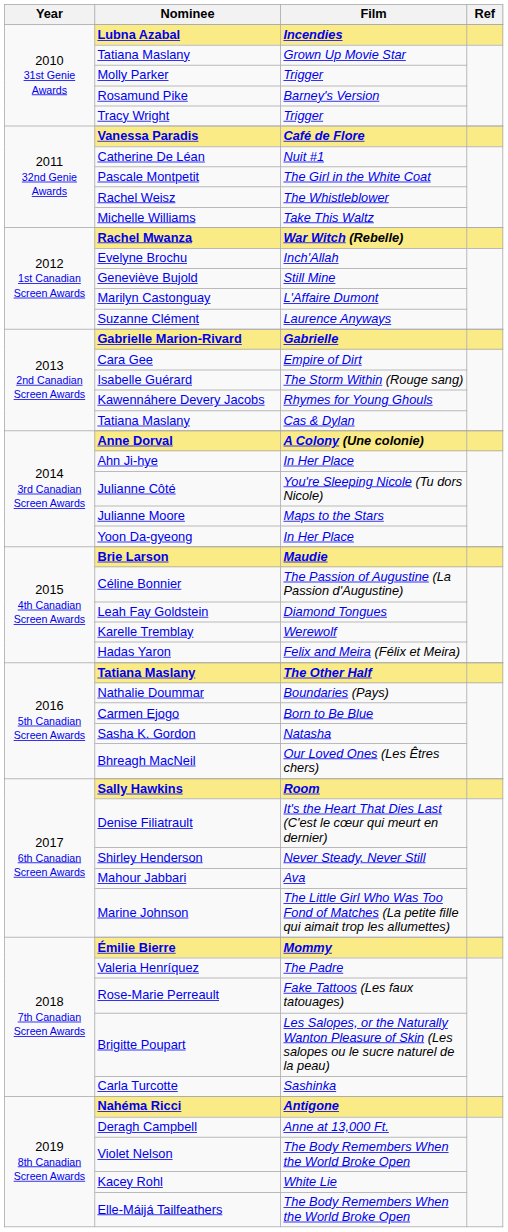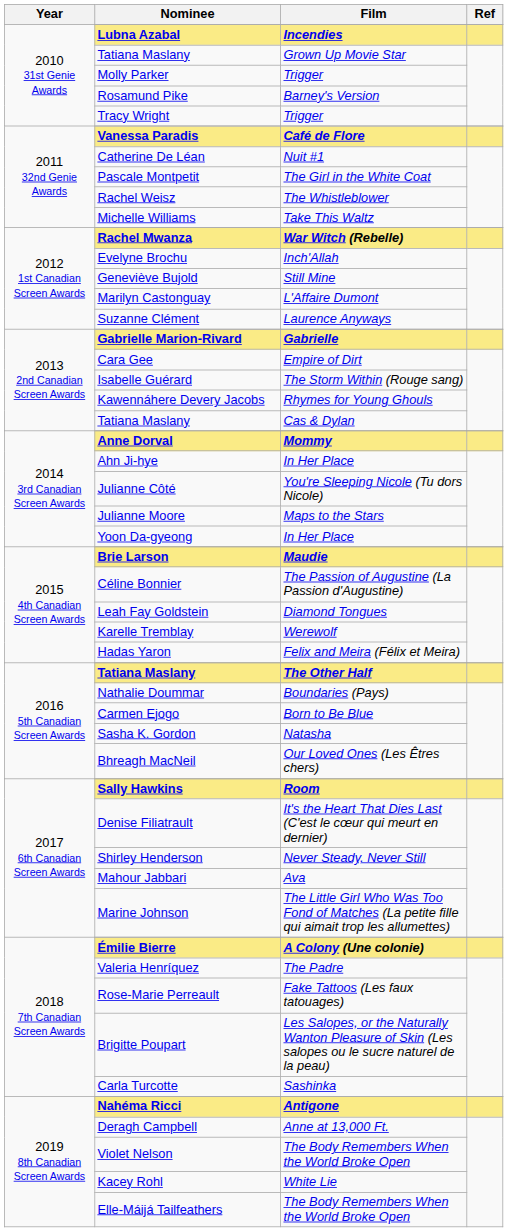(354, 440) A Colony (Une colonie) -> (308, 440) Mommy
(308, 947) Mommy -> (354, 947) A Colony (Une colonie)
